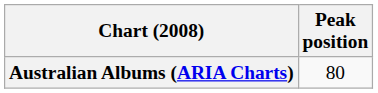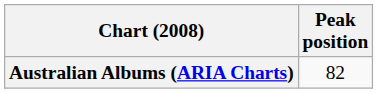(335, 72) 80 -> (335, 72) 82
